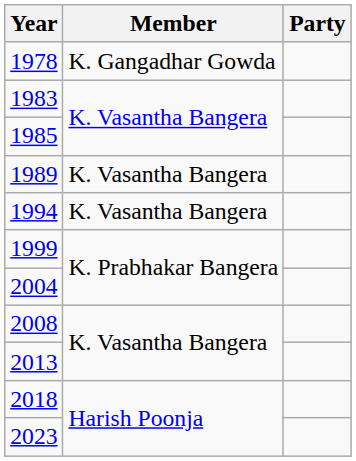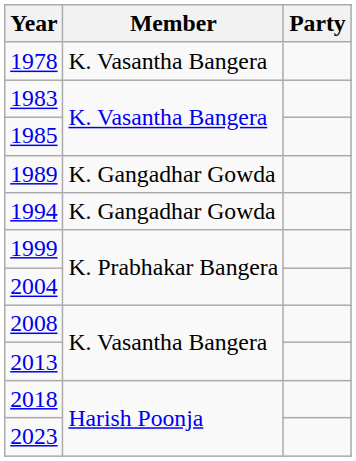(172, 60) K. Gangadhar Gowda -> (168, 60) K. Vasantha Bangera
(168, 173) K. Vasantha Bangera -> (172, 173) K. Gangadhar Gowda
(168, 211) K. Vasantha Bangera -> (172, 211) K. Gangadhar Gowda
